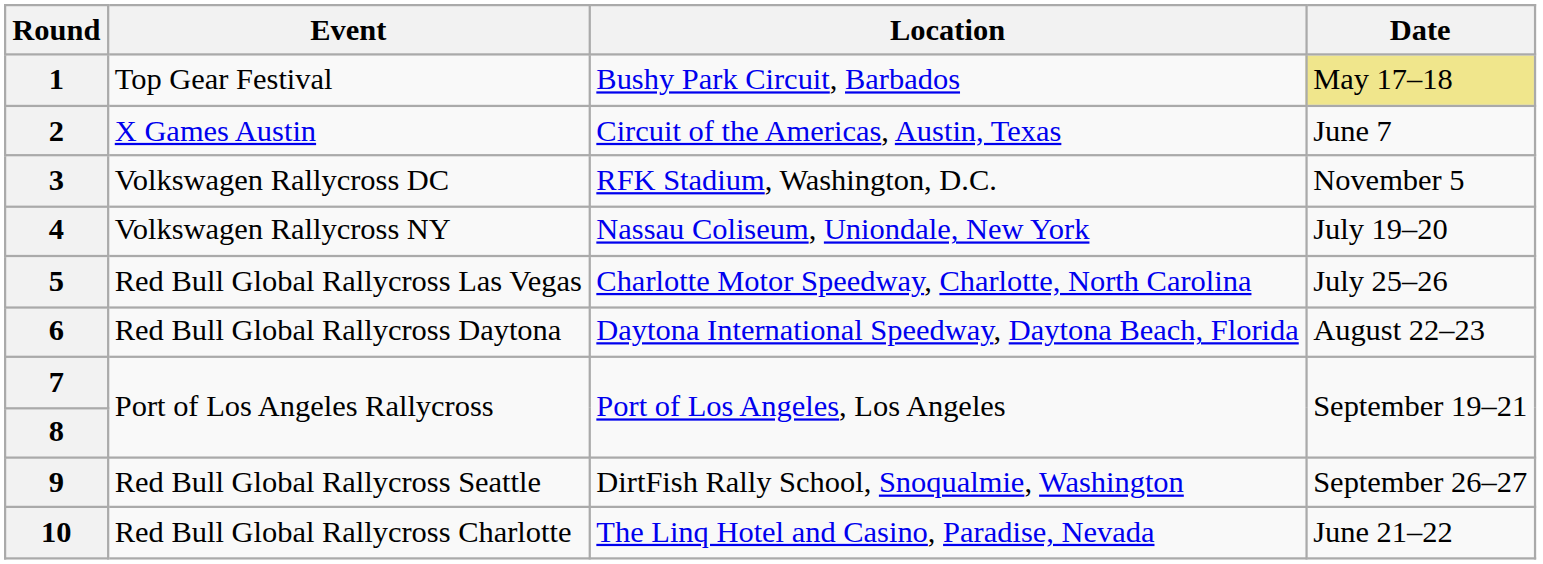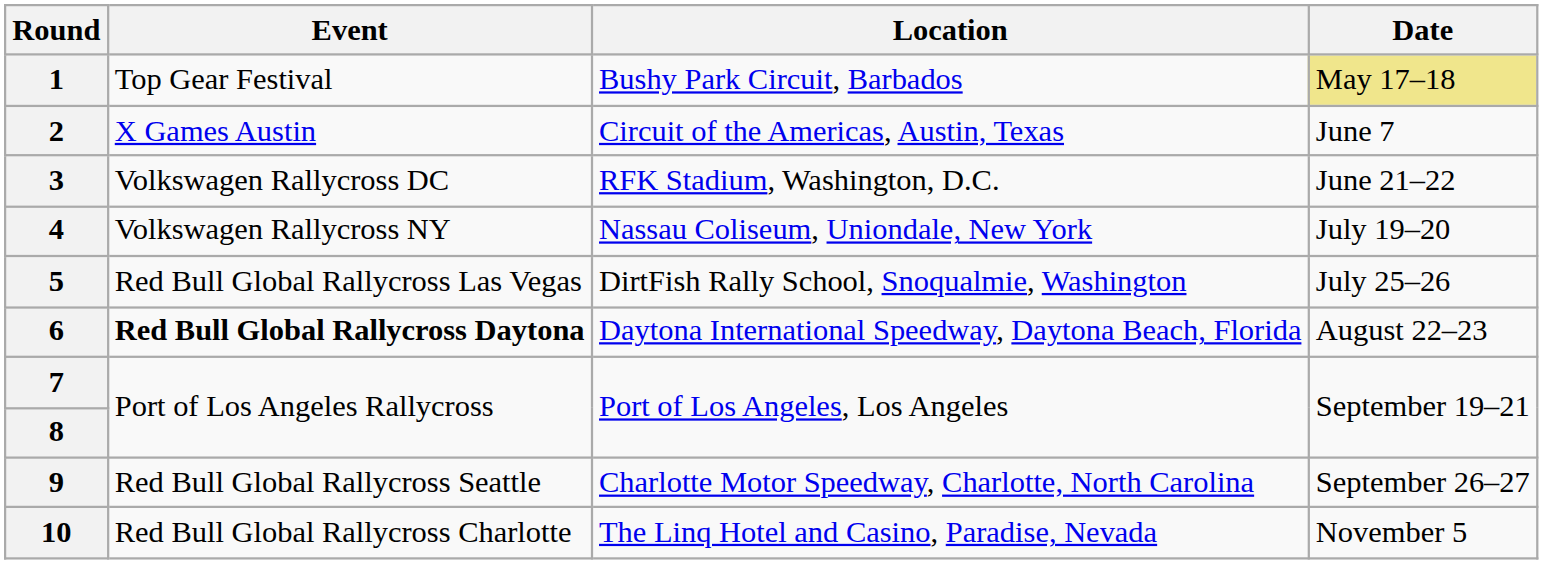(1389, 180) November 5 -> (1386, 180) June 21–22
(924, 280) Charlotte Motor Speedway, Charlotte, North Carolina -> (893, 280) DirtFish Rally School, Snoqualmie, Washington
(338, 330) normal -> (350, 330) bold
(890, 481) DirtFish Rally School, Snoqualmie, Washington -> (927, 481) Charlotte Motor Speedway, Charlotte, North Carolina
(1383, 531) June 21–22 -> (1392, 531) November 5
